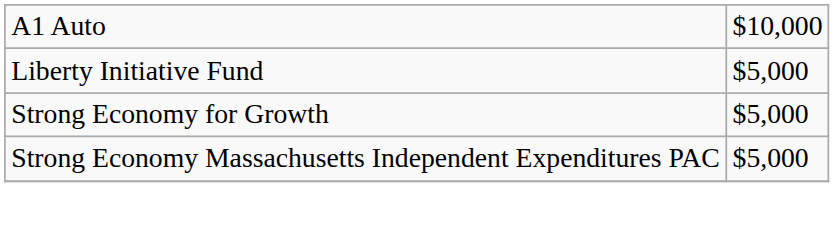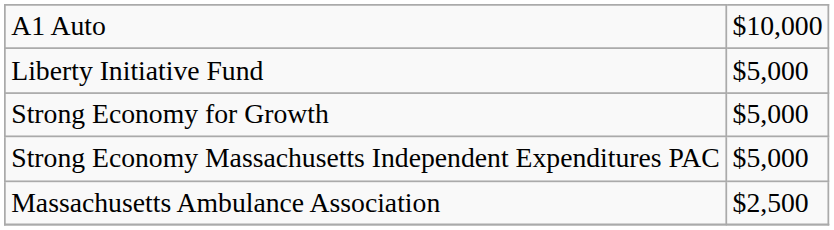+ row: (226, 202)
